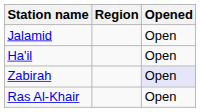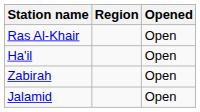rows swapped: (30, 35) <-> (43, 96)
(160, 76) lavender background -> (160, 76) no background
